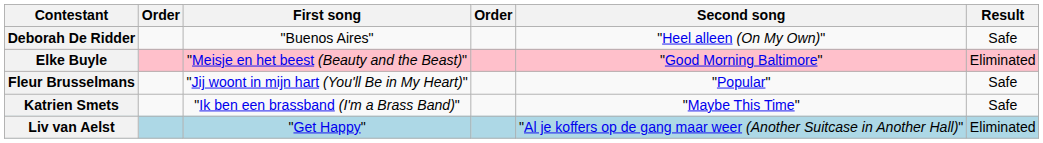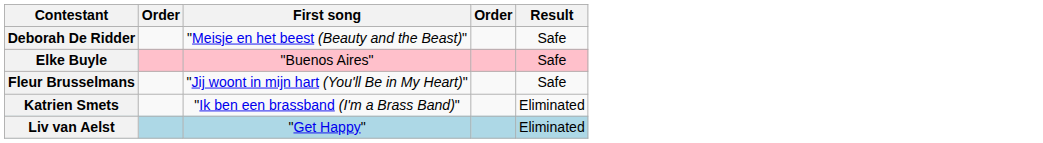- column: (741, 15)
(327, 37) "Buenos Aires" -> (327, 37) "Meisje en het beest (Beauty and the Beast)"
(327, 60) "Meisje en het beest (Beauty and the Beast)" -> (327, 60) "Buenos Aires"
(1003, 60) Eliminated -> (552, 60) Safe
(1003, 104) Safe -> (552, 104) Eliminated
